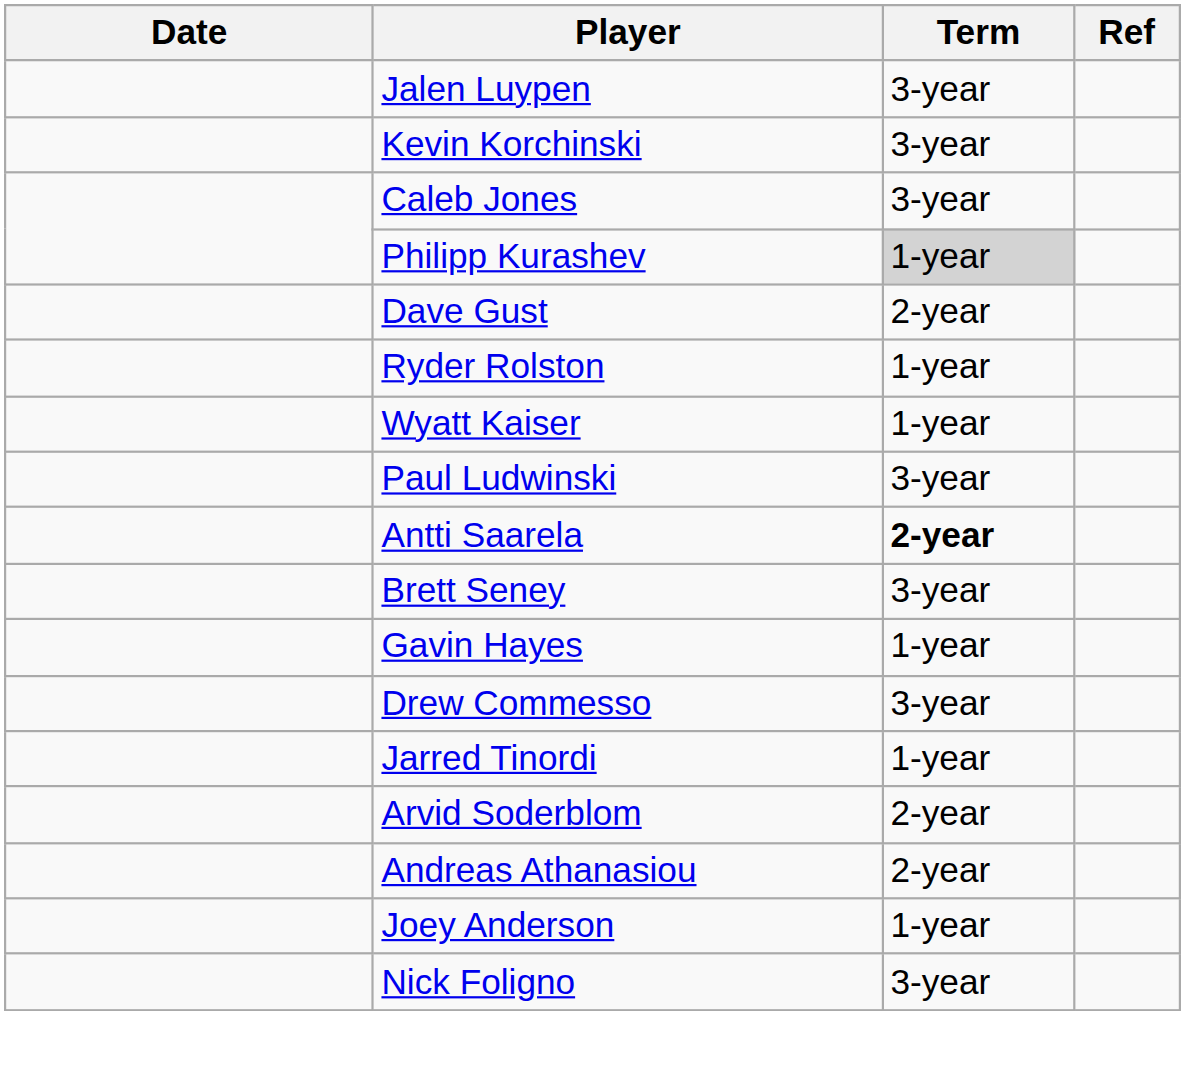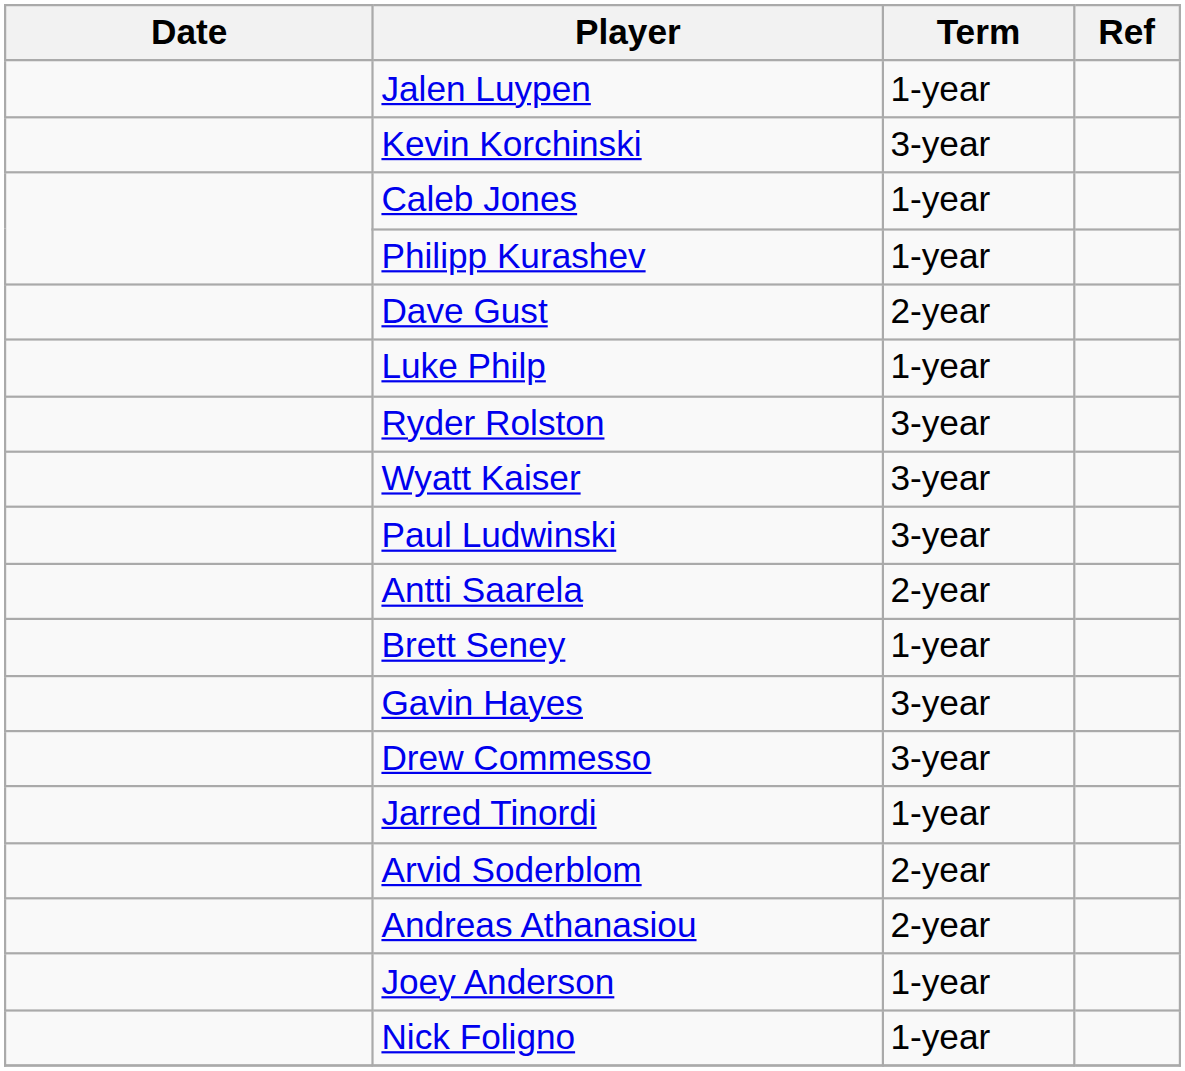(940, 88) 3-year -> (940, 88) 1-year
(940, 199) 3-year -> (940, 199) 1-year
(940, 255) lightgrey background -> (940, 255) no background
+ row: (464, 367)
(940, 367) 1-year -> (940, 423) 3-year
(940, 423) 1-year -> (940, 479) 3-year
(942, 534) bold -> (940, 590) normal
(940, 590) 3-year -> (940, 646) 1-year
(940, 646) 1-year -> (940, 702) 3-year
(940, 981) 3-year -> (940, 1037) 1-year
